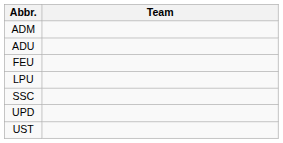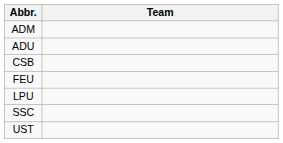+ row: (23, 63)
- row: (23, 113)
